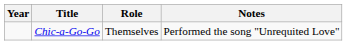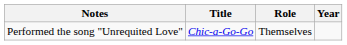columns swapped: (18, 13) <-> (252, 13)
